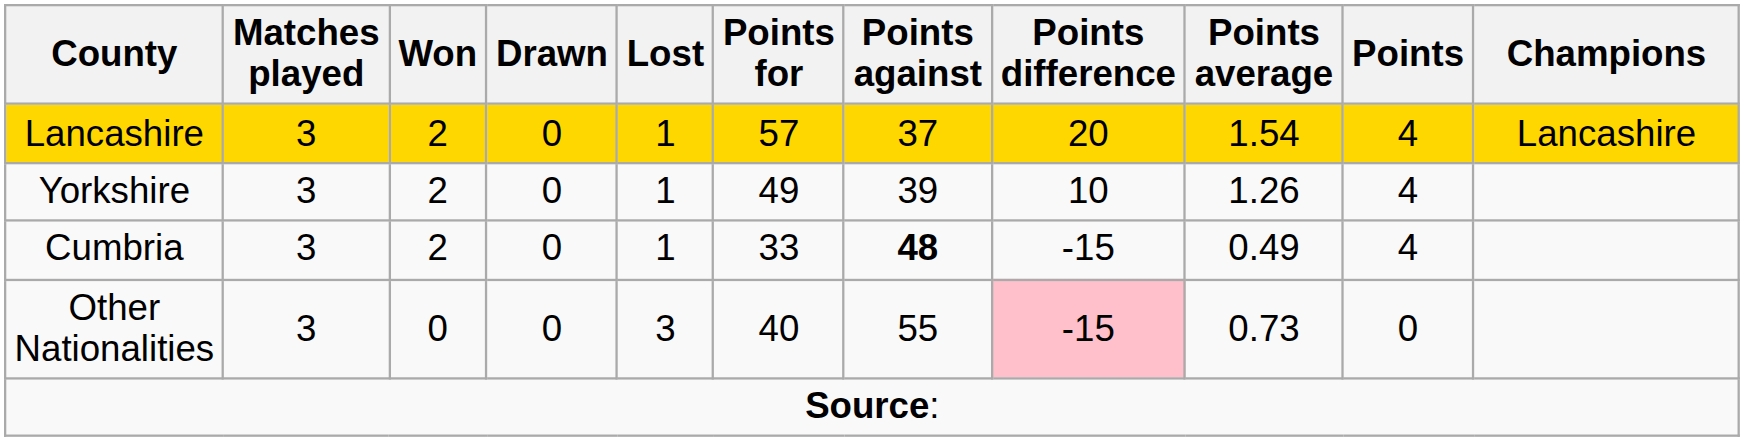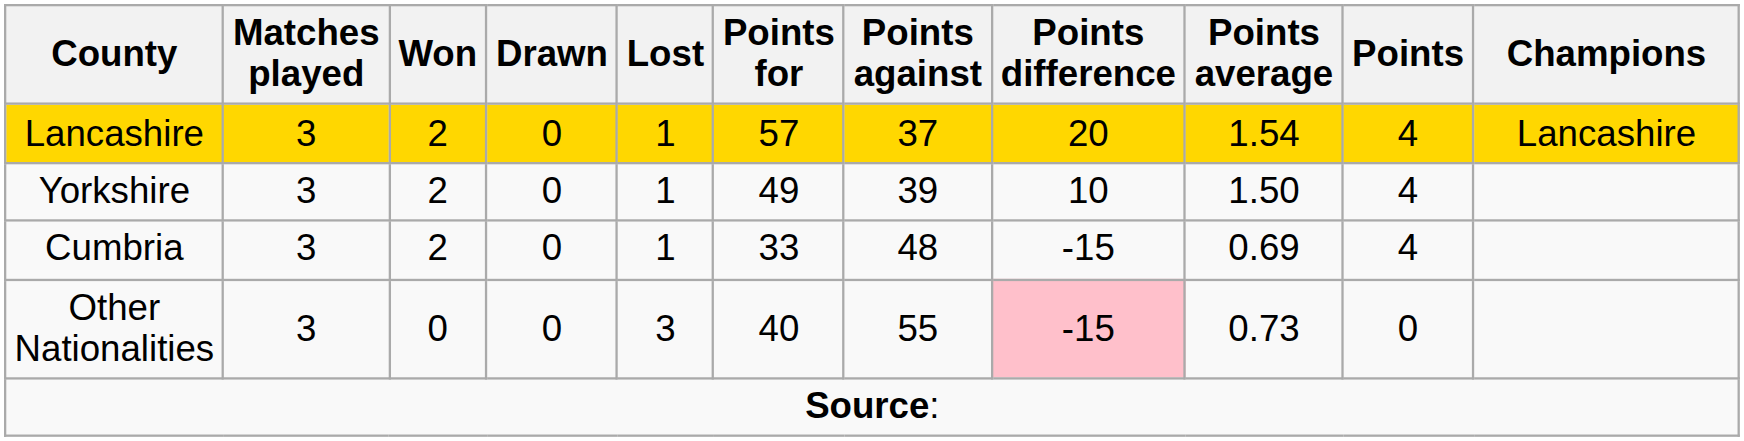(1264, 190) 1.26 -> (1264, 190) 1.50
(918, 249) bold -> (918, 249) normal
(1264, 249) 0.49 -> (1264, 249) 0.69
